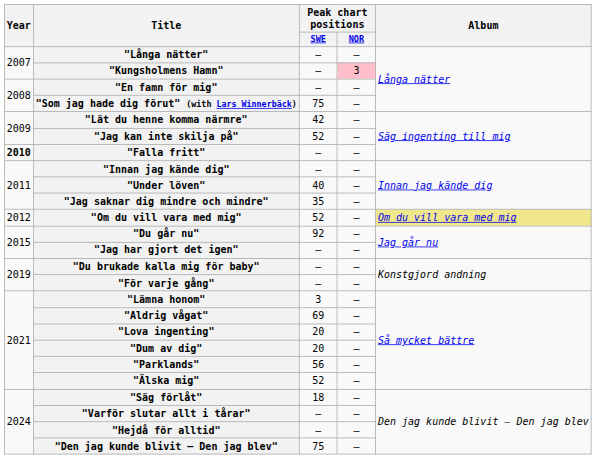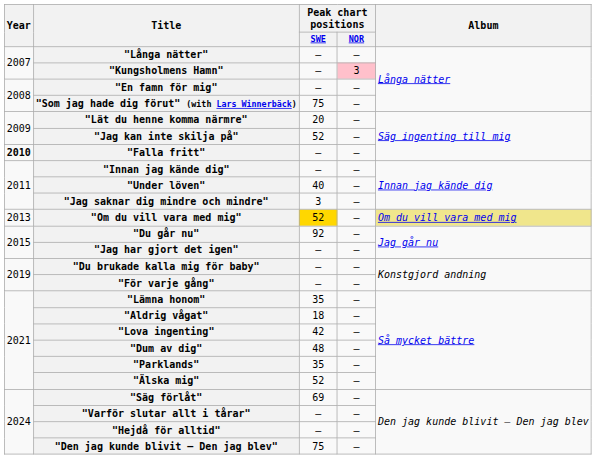(318, 120) 42 -> (318, 120) 20
(318, 201) 35 -> (318, 201) 3
(19, 218) 2012 -> (19, 218) 2013
(318, 218) no background -> (318, 218) gold background
(318, 299) 3 -> (318, 299) 35
(318, 316) 69 -> (318, 316) 18
(318, 332) 20 -> (318, 332) 42
(318, 348) 20 -> (318, 348) 48
(318, 365) 56 -> (318, 365) 35
(318, 397) 18 -> (318, 397) 69
